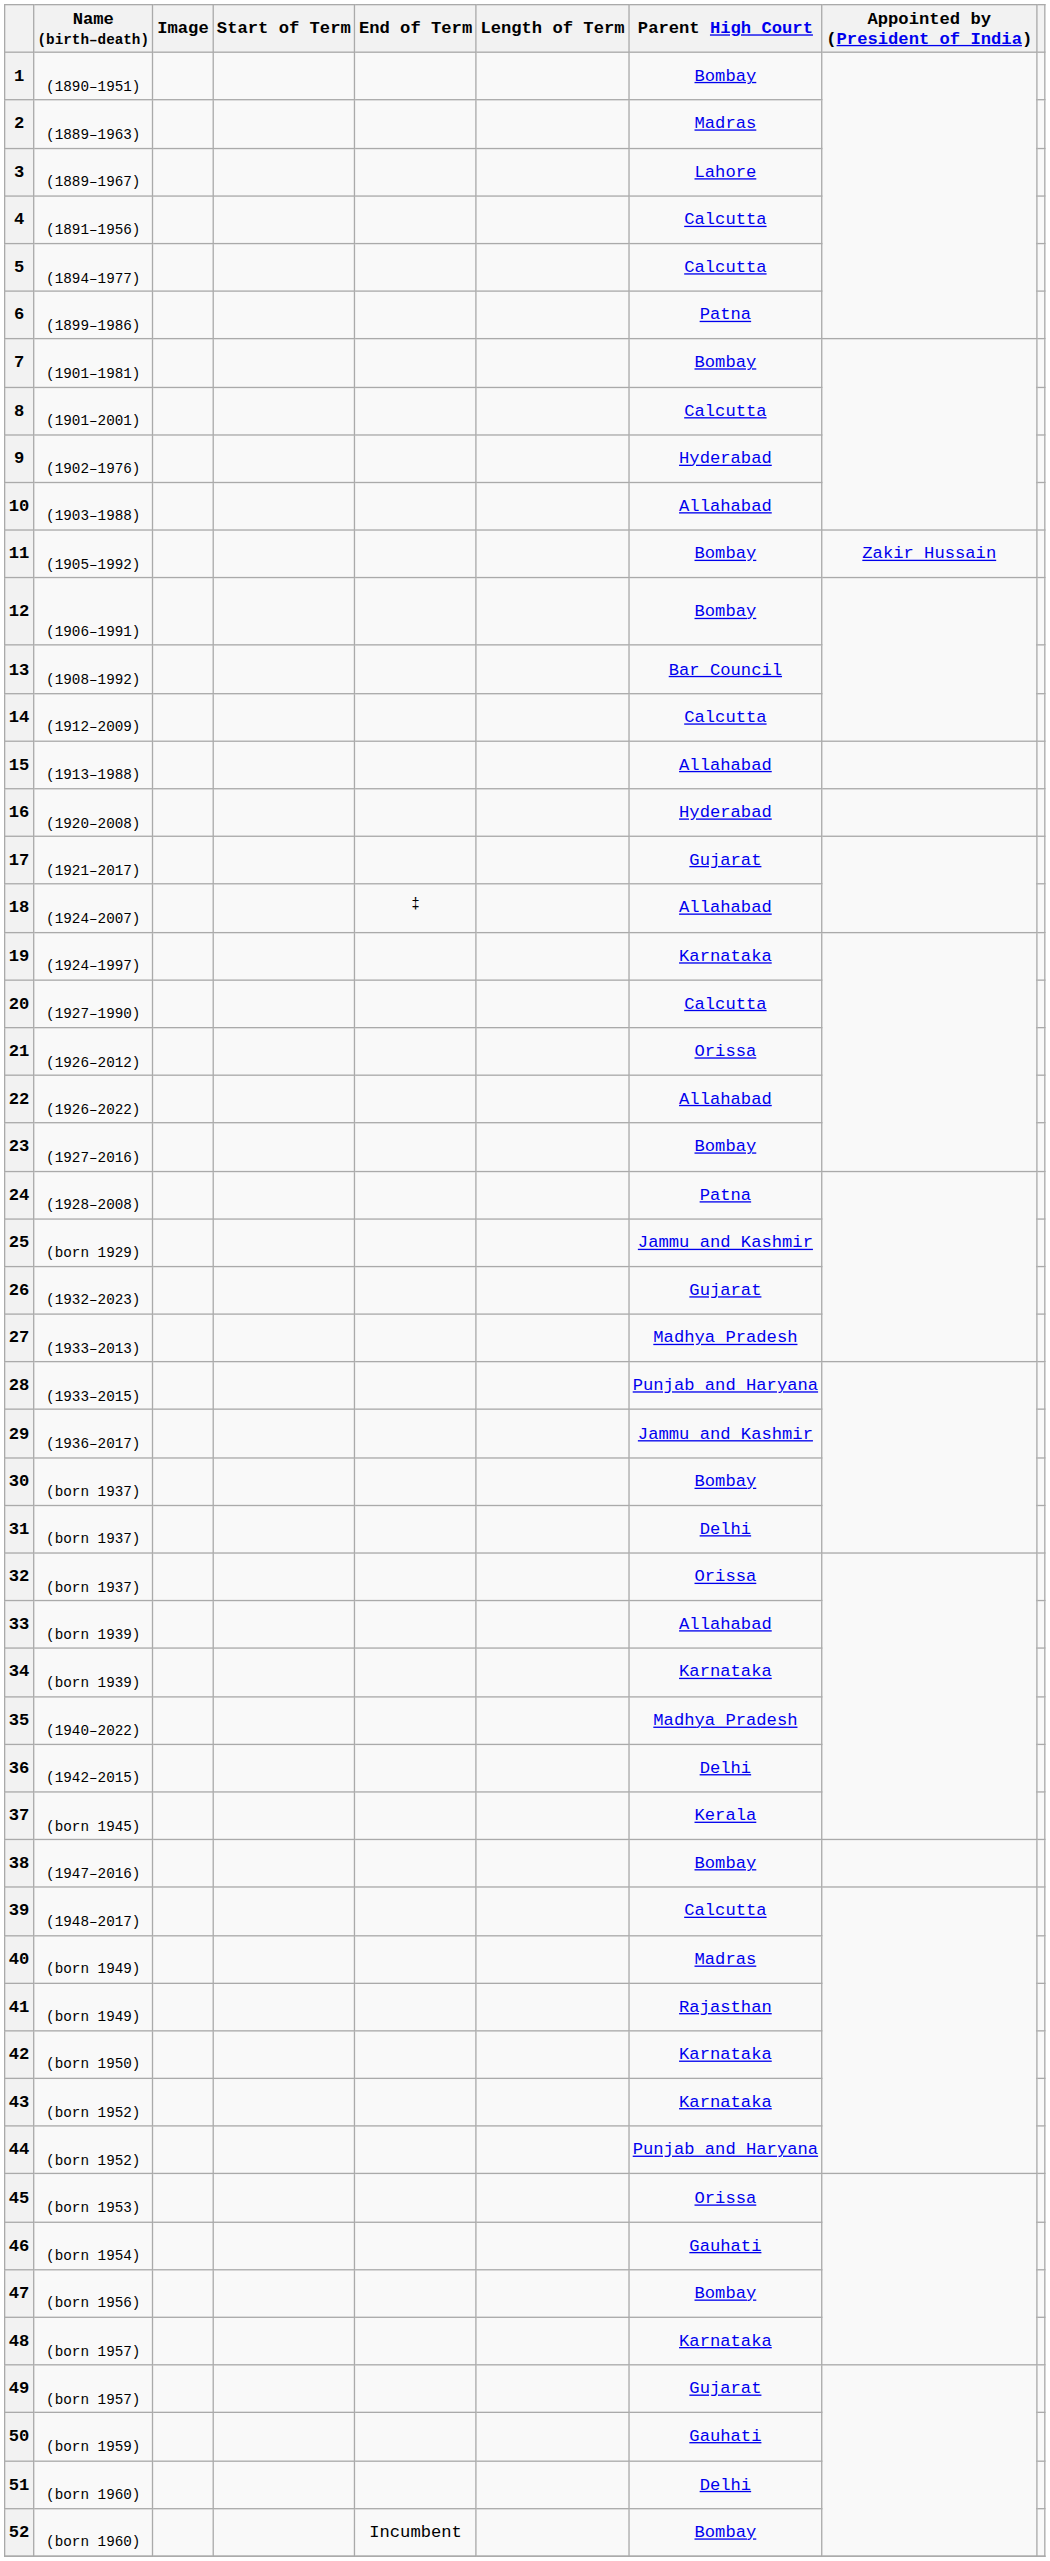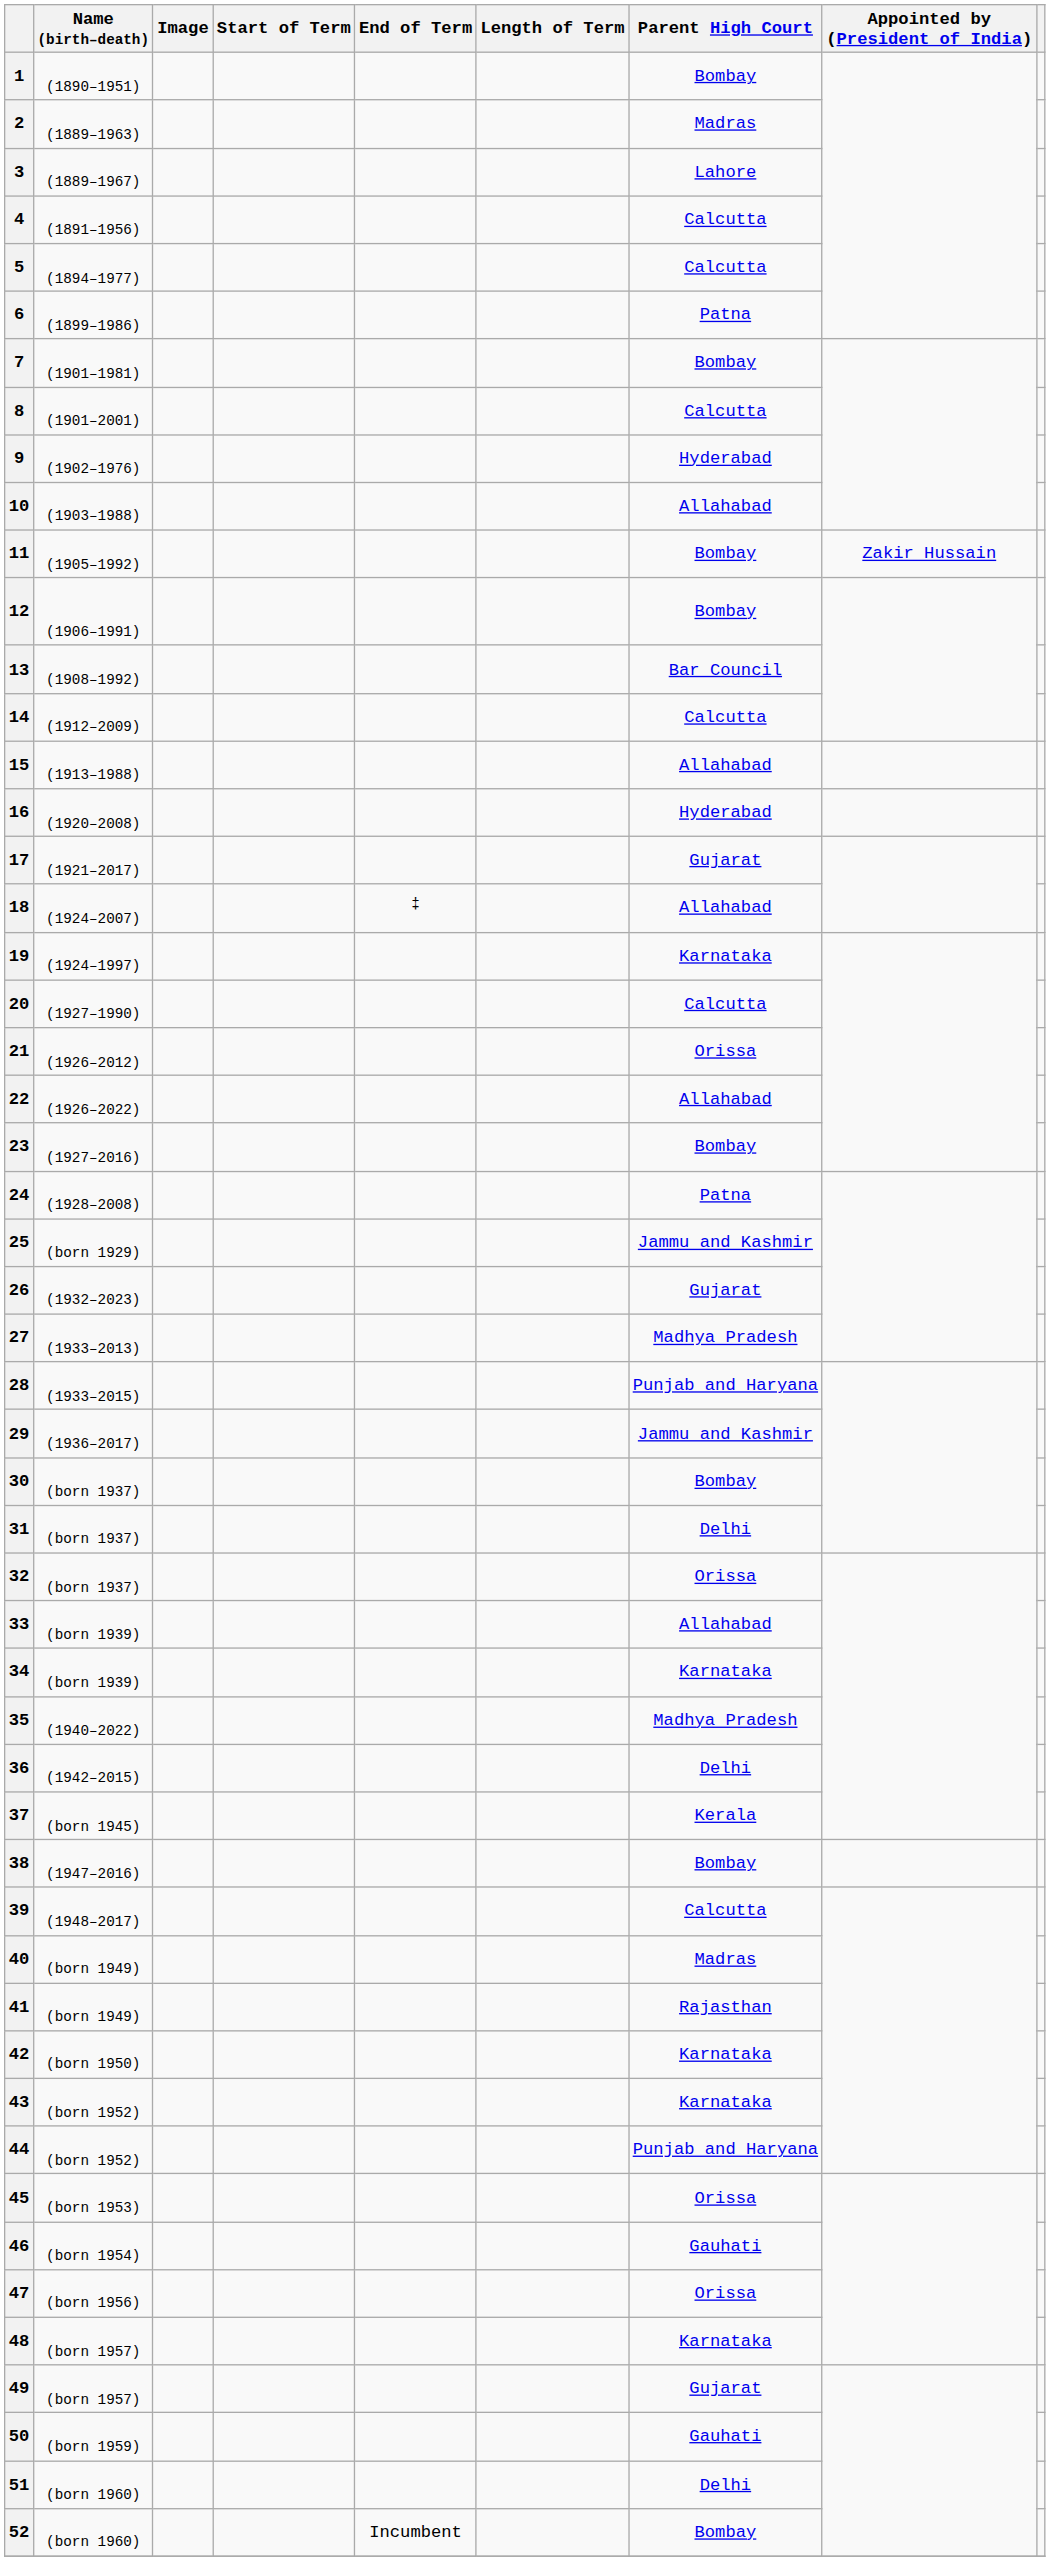(725, 2293) Bombay -> (725, 2293) Orissa
